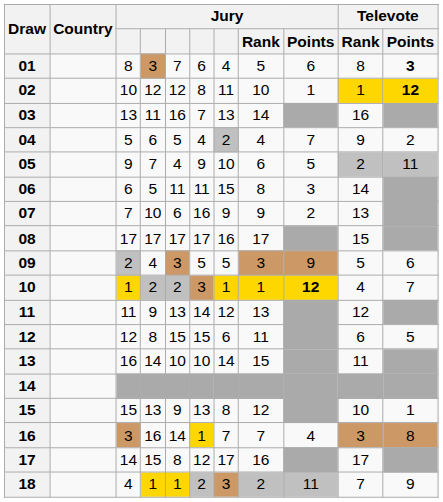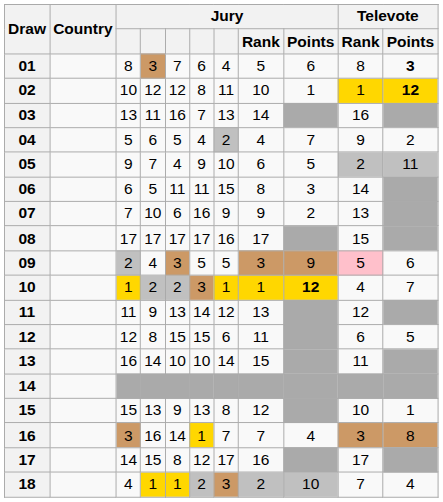(361, 262) no background -> (361, 262) pink background
(311, 484) 11 -> (311, 484) 10
(410, 484) 9 -> (410, 484) 4
